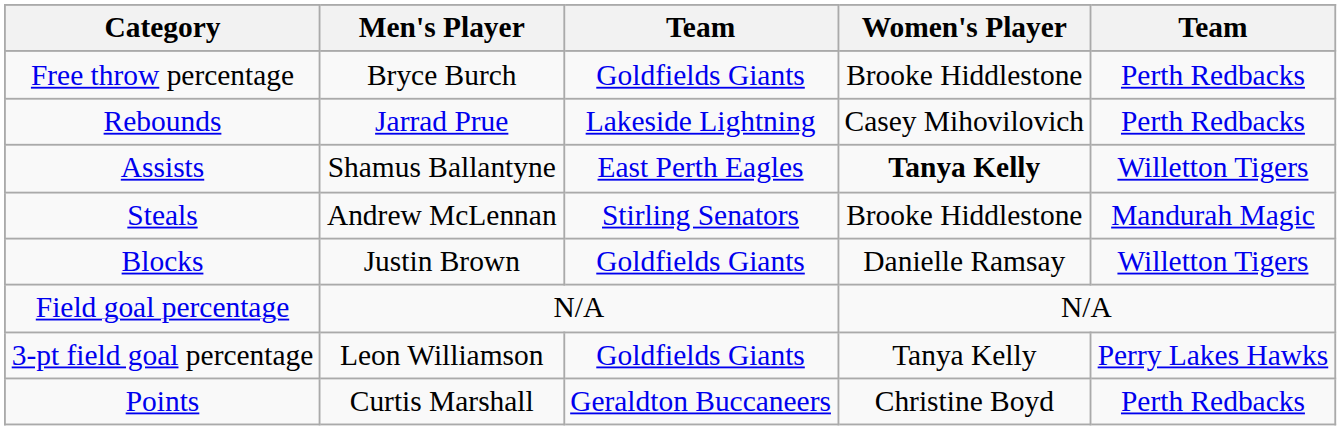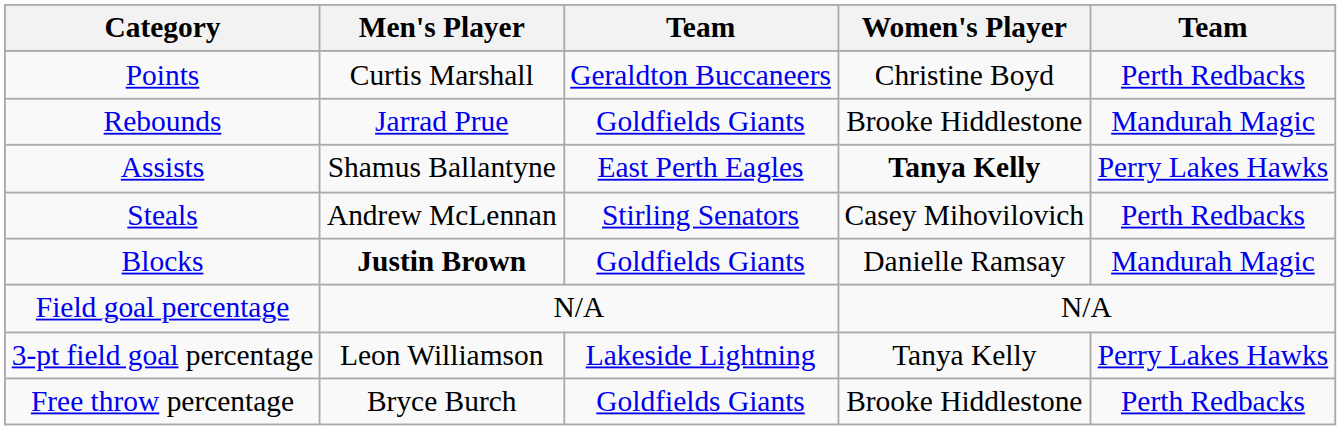rows swapped: (163, 401) <-> (163, 74)
(701, 121) Lakeside Lightning -> (701, 121) Goldfields Giants
(964, 121) Casey Mihovilovich -> (964, 121) Brooke Hiddlestone
(1213, 121) Perth Redbacks -> (1213, 121) Mandurah Magic
(1213, 167) Willetton Tigers -> (1213, 167) Perry Lakes Hawks
(964, 214) Brooke Hiddlestone -> (964, 214) Casey Mihovilovich
(1213, 214) Mandurah Magic -> (1213, 214) Perth Redbacks
(442, 261) normal -> (442, 261) bold
(1213, 261) Willetton Tigers -> (1213, 261) Mandurah Magic
(701, 354) Goldfields Giants -> (701, 354) Lakeside Lightning
